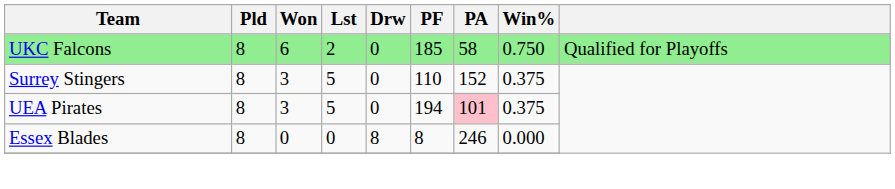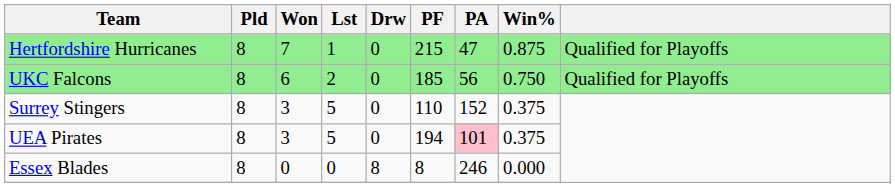+ row: (103, 49)
(468, 49) 58 -> (468, 78) 56
